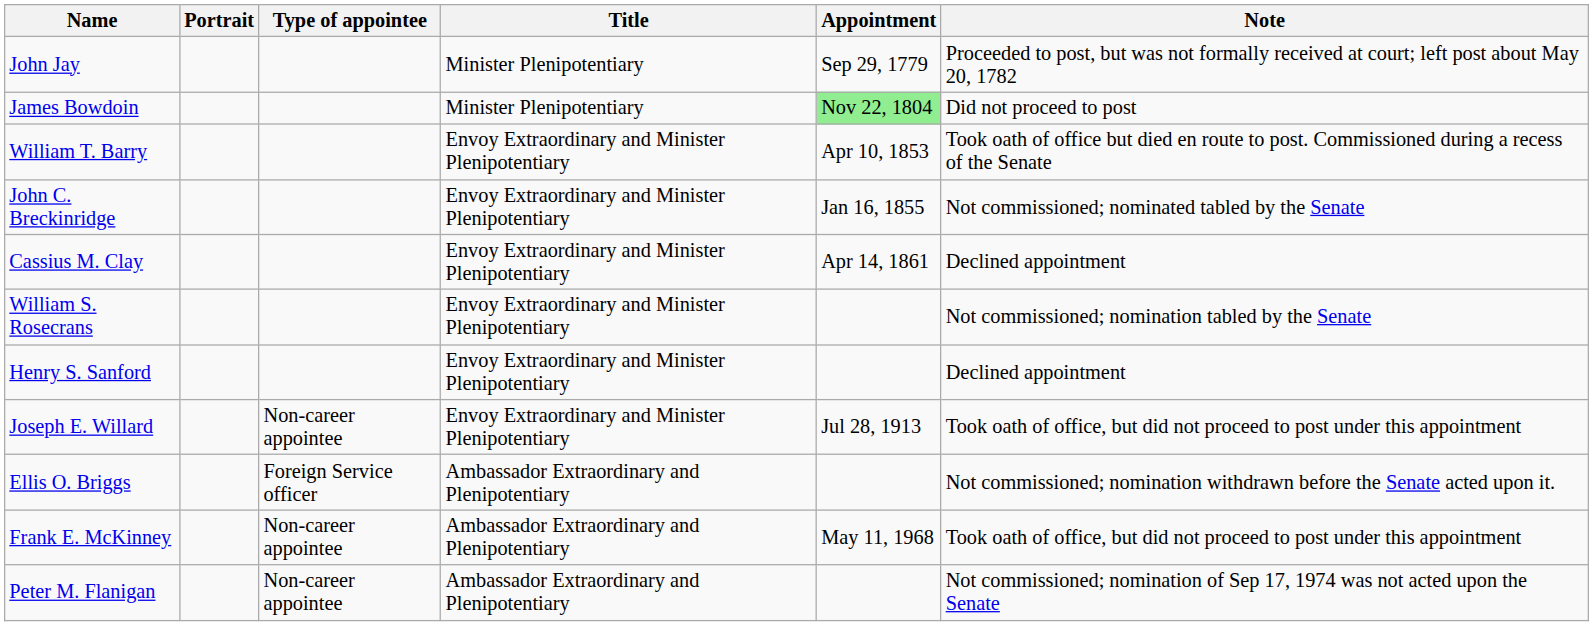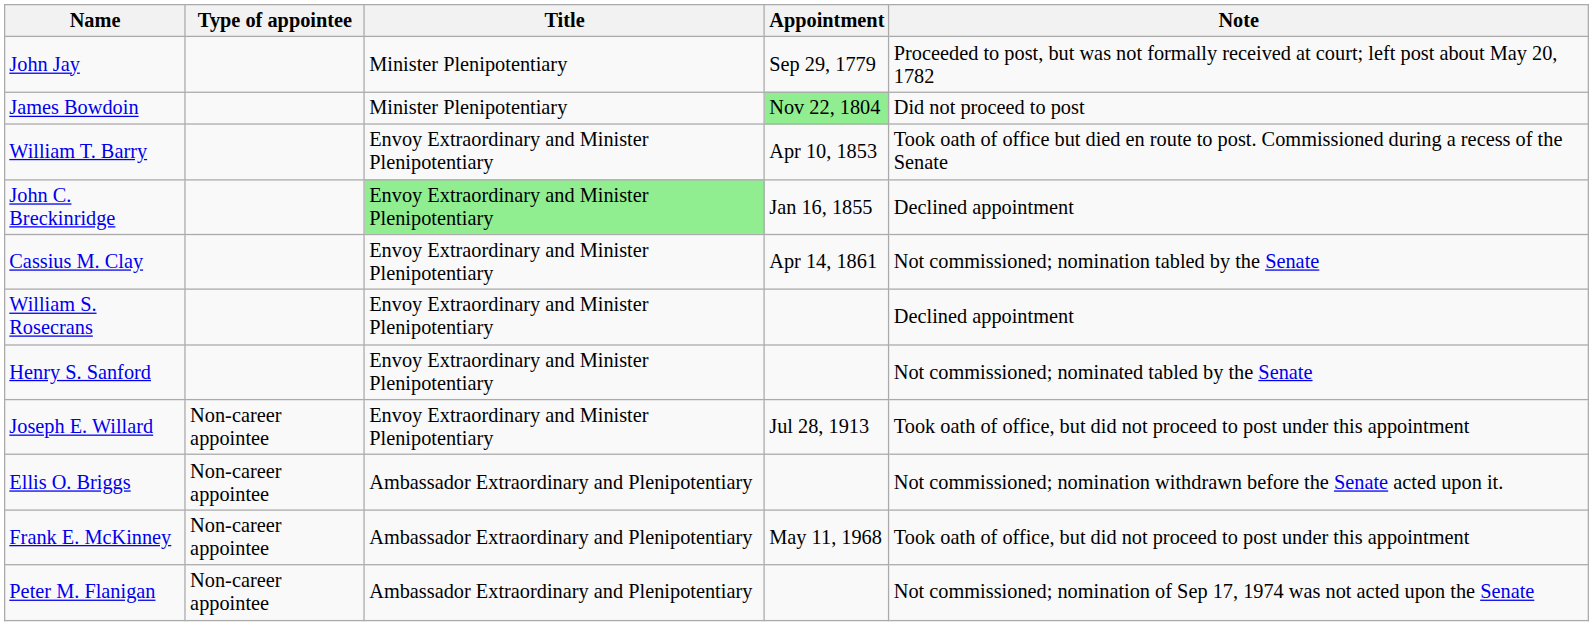- column: (219, 20)
(585, 206) no background -> (509, 206) lightgreen background
(1155, 206) Not commissioned; nominated tabled by the Senate -> (984, 206) Declined appointment
(1036, 261) Declined appointment -> (1107, 261) Not commissioned; nomination tabled by the Senate
(1158, 316) Not commissioned; nomination tabled by the Senate -> (984, 316) Declined appointment
(1036, 371) Declined appointment -> (1103, 371) Not commissioned; nominated tabled by the Senate
(328, 482) Foreign Service officer -> (236, 482) Non-career appointee
